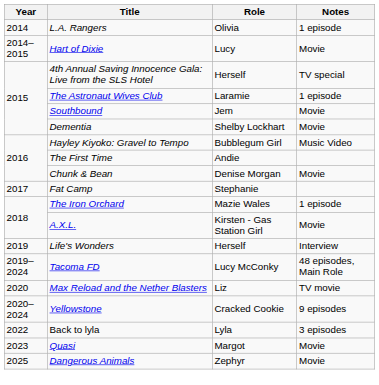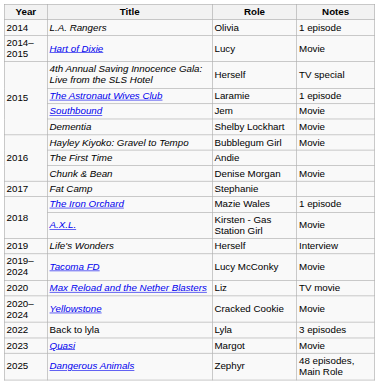(325, 142) Music Video -> (312, 142) Movie
(327, 267) 48 episodes, Main Role -> (312, 267) Movie
(323, 309) 9 episodes -> (312, 309) Movie
(312, 361) Movie -> (327, 366) 48 episodes, Main Role
